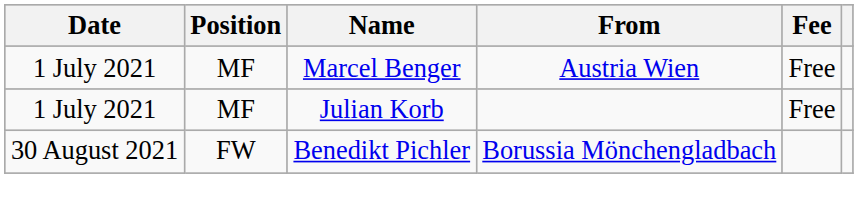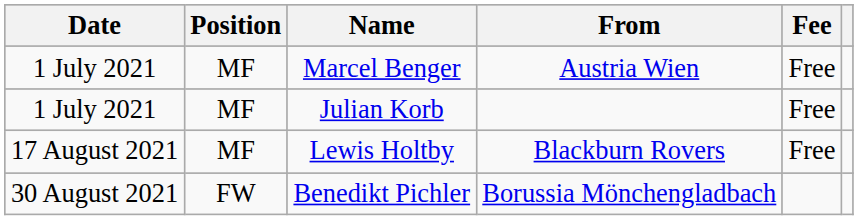+ row: (382, 151)
